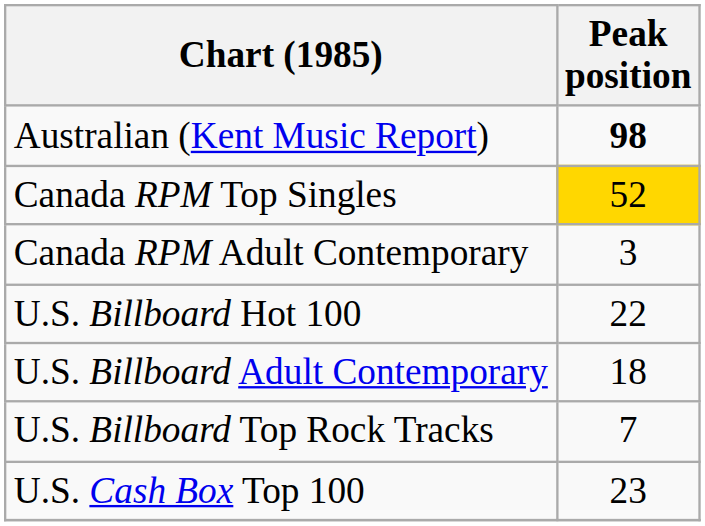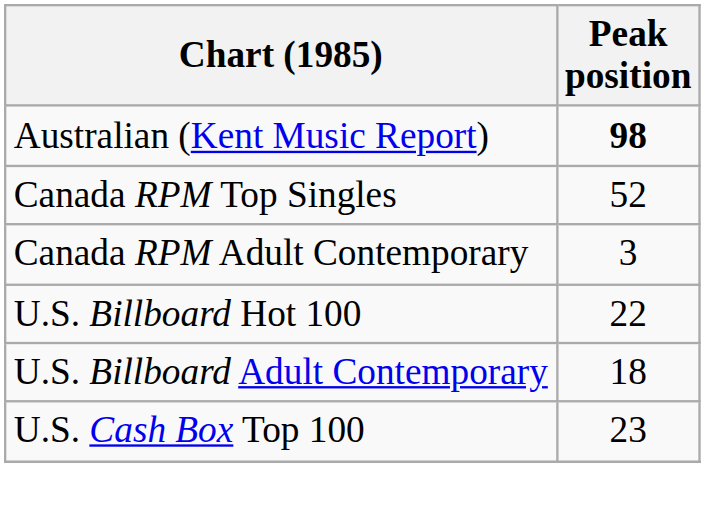(628, 194) gold background -> (628, 194) no background
- row: (254, 430)
